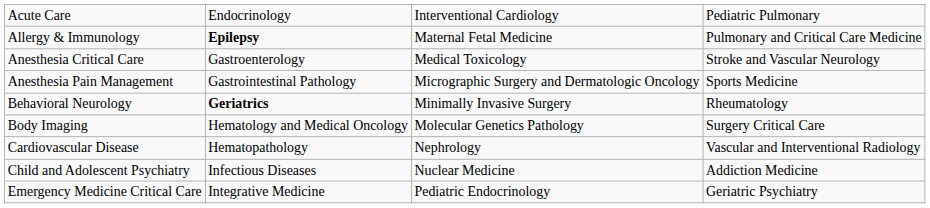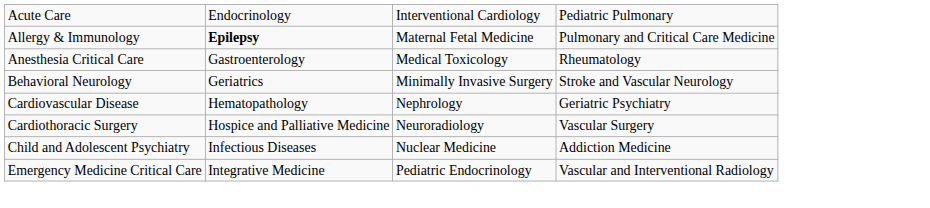(793, 59) Stroke and Vascular Neurology -> (600, 59) Rheumatology
- row: (90, 81)
(238, 103) bold -> (236, 81) normal
(747, 103) Rheumatology -> (646, 81) Stroke and Vascular Neurology
- row: (48, 125)
(813, 147) Vascular and Interventional Radiology -> (615, 103) Geriatric Psychiatry
+ row: (73, 125)
(762, 192) Geriatric Psychiatry -> (666, 170) Vascular and Interventional Radiology
